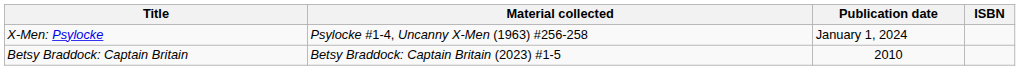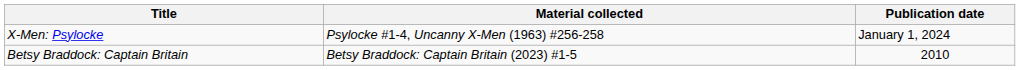- column: (990, 14)
